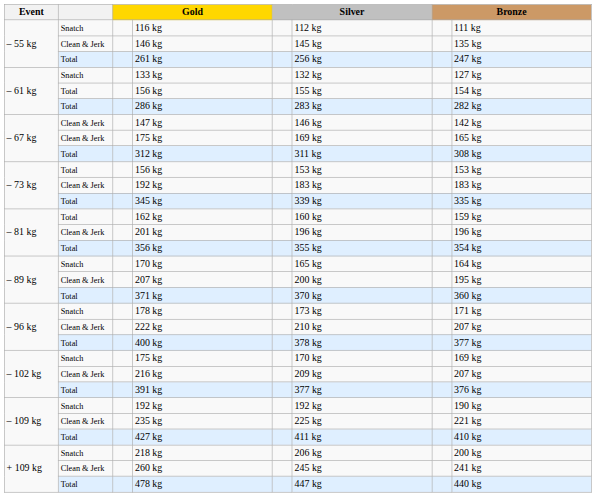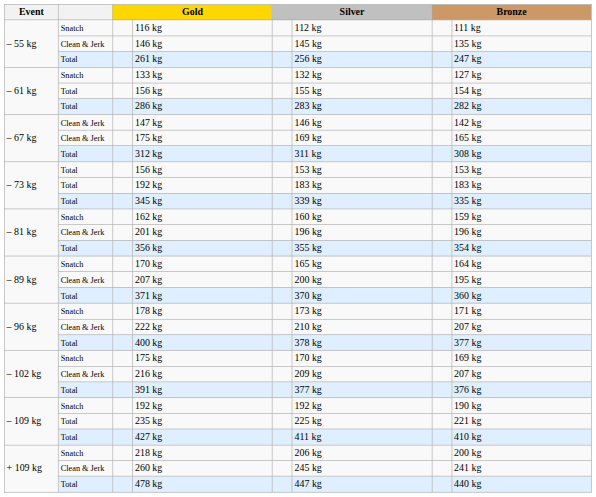(83, 186) Clean & Jerk -> (69, 186) Total
(69, 217) Total -> (72, 217) Snatch
(83, 422) Clean & Jerk -> (69, 422) Total
